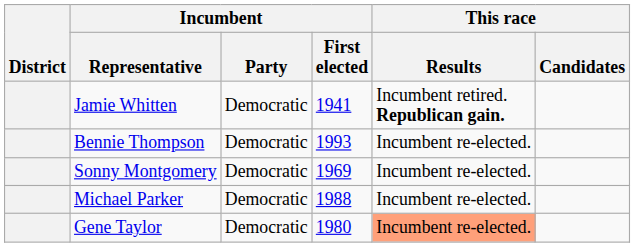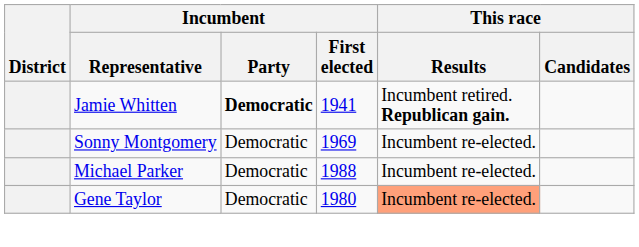(266, 104) normal -> (269, 104) bold
- row: (139, 143)
